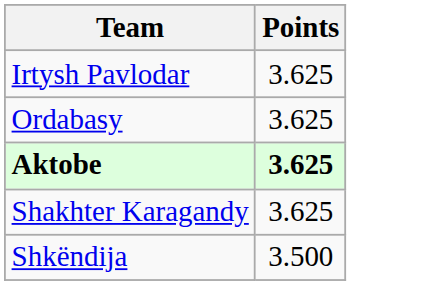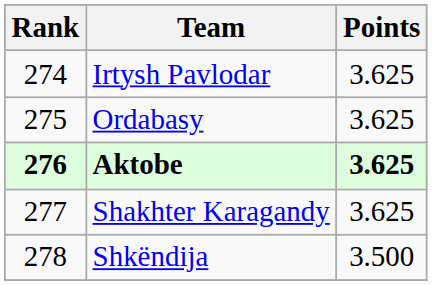+ column: (45, 27)
